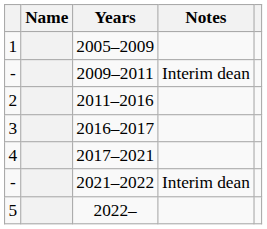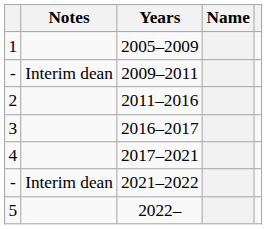columns swapped: (47, 18) <-> (206, 18)
